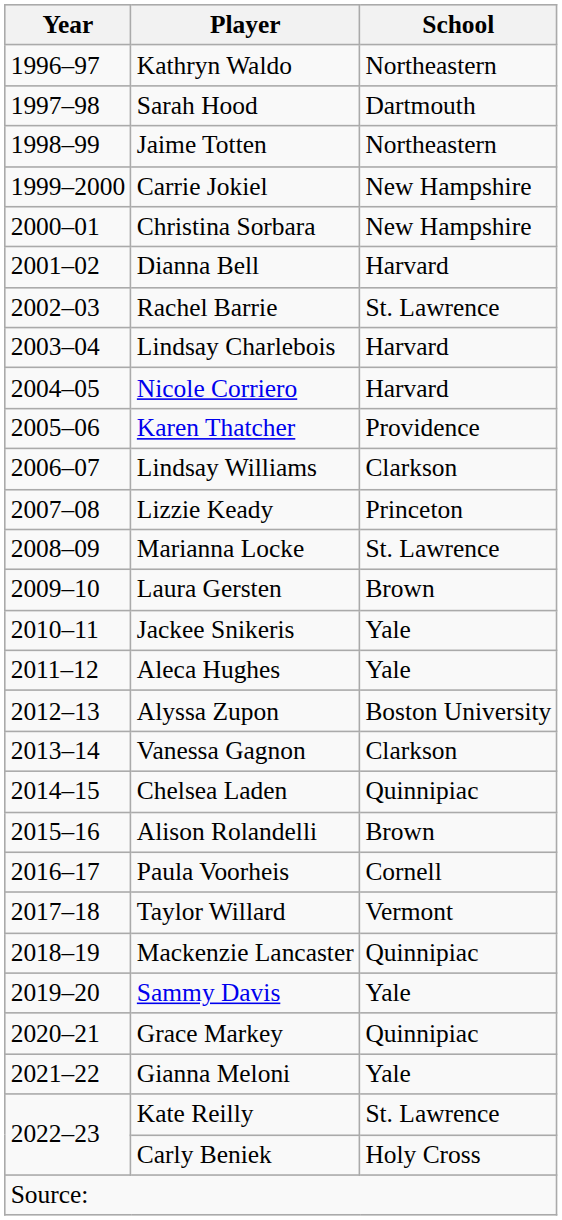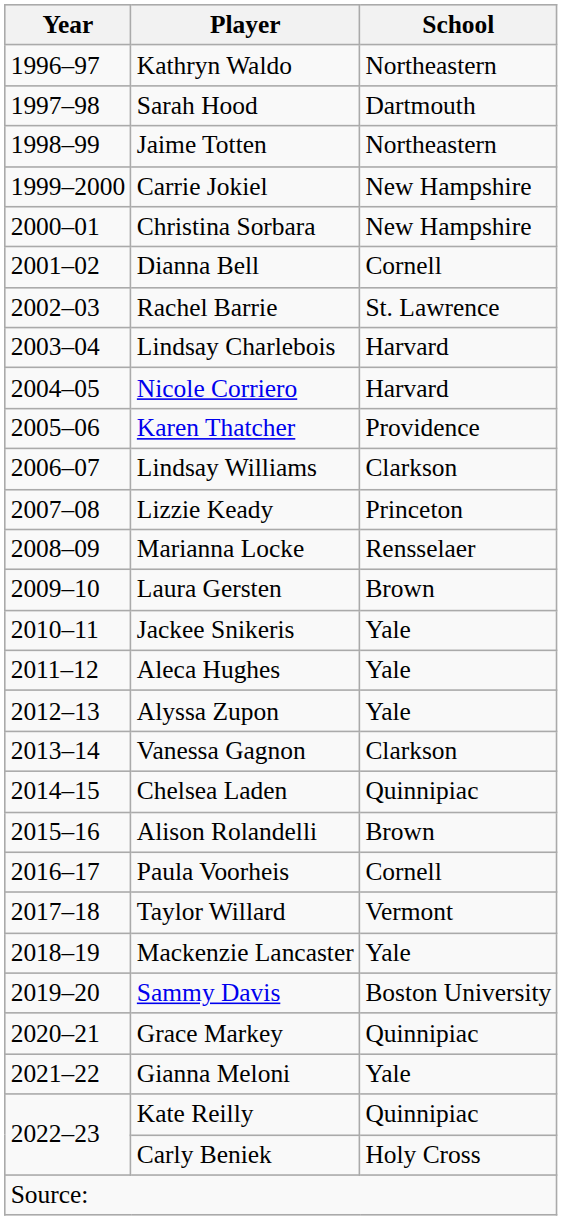(407, 266) Harvard -> (404, 266) Cornell
(433, 549) St. Lawrence -> (421, 549) Rensselaer
(458, 710) Boston University -> (388, 710) Yale
(422, 952) Quinnipiac -> (388, 952) Yale
(388, 992) Yale -> (458, 992) Boston University
(433, 1114) St. Lawrence -> (422, 1114) Quinnipiac
